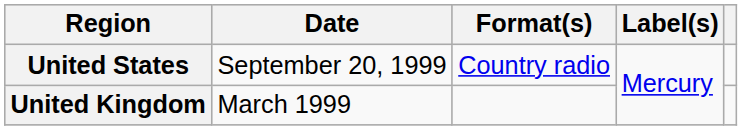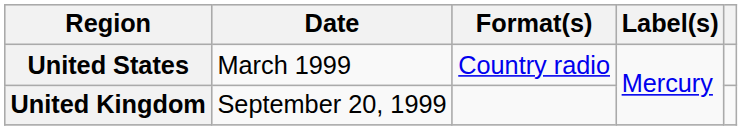(332, 64) September 20, 1999 -> (284, 64) March 1999
(284, 104) March 1999 -> (332, 104) September 20, 1999
